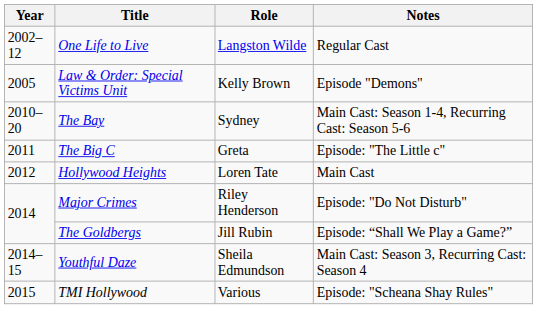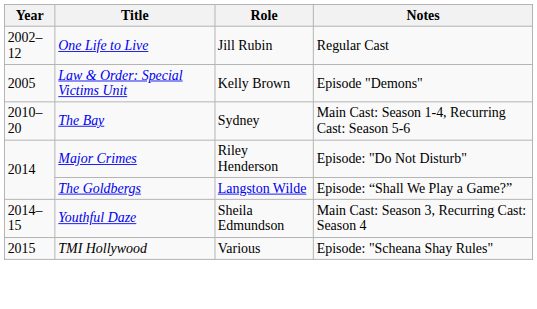(262, 45) Langston Wilde -> (245, 45) Jill Rubin
- row: (87, 150)
- row: (112, 172)
(245, 232) Jill Rubin -> (262, 188) Langston Wilde
